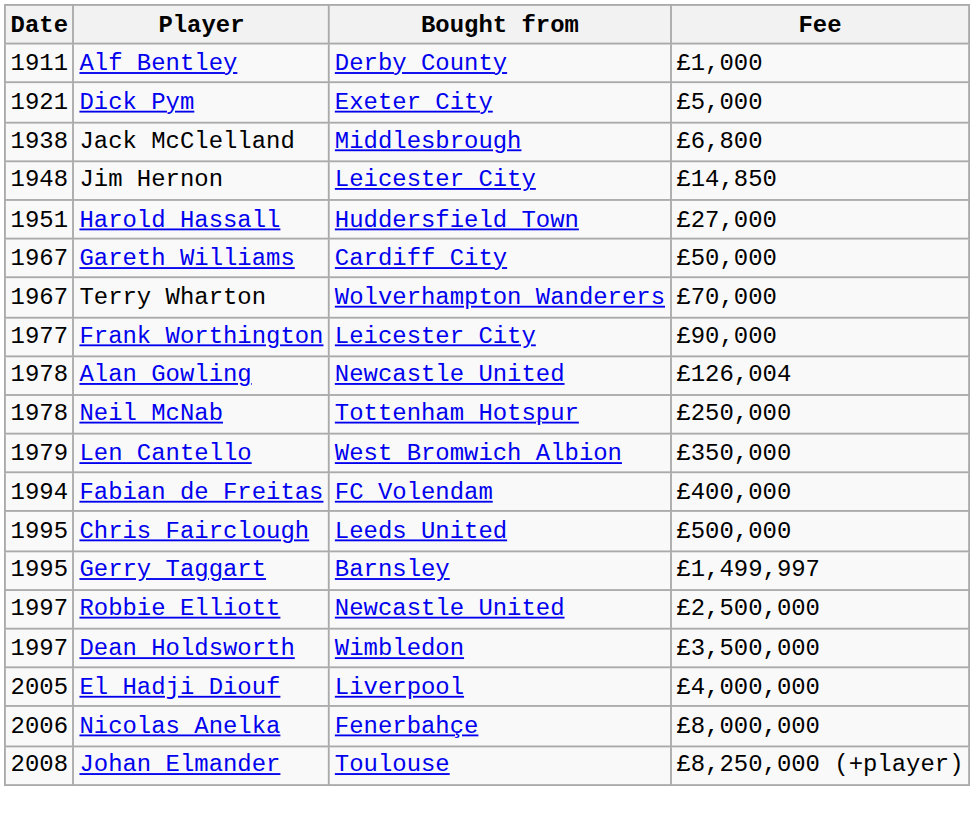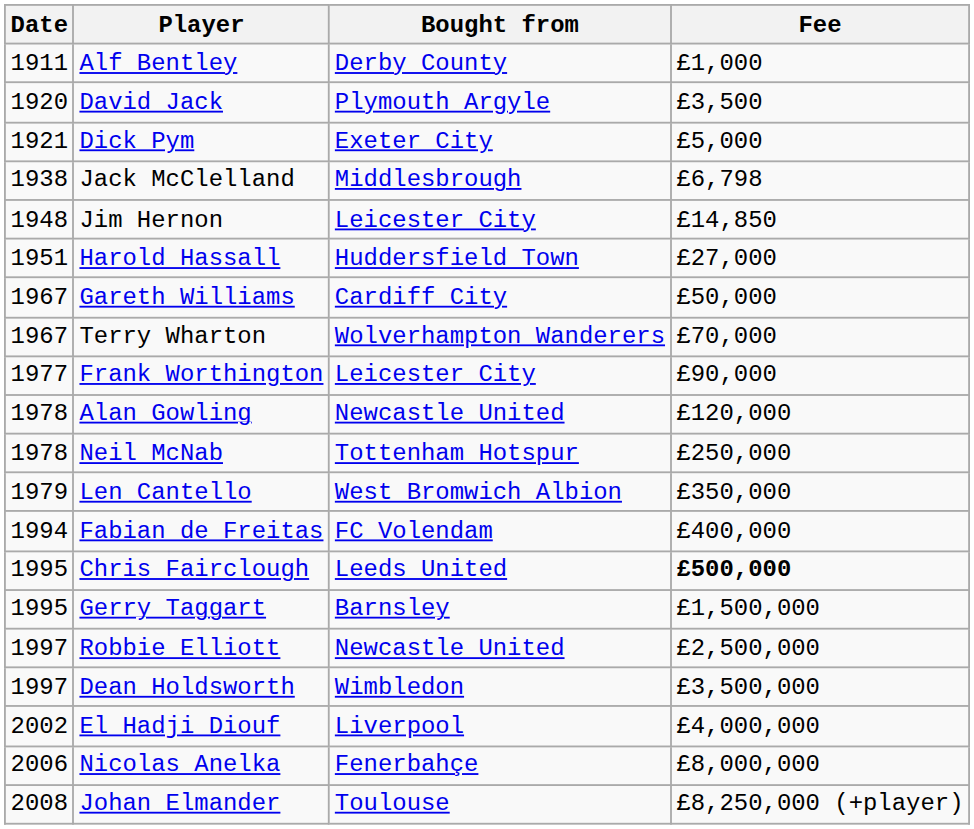+ row: (151, 102)
(719, 141) £6,800 -> (719, 180) £6,798
(734, 375) £126,004 -> (734, 414) £120,000
(734, 531) normal -> (734, 570) bold
(748, 570) £1,499,997 -> (748, 609) £1,500,000
(39, 687) 2005 -> (39, 726) 2002
